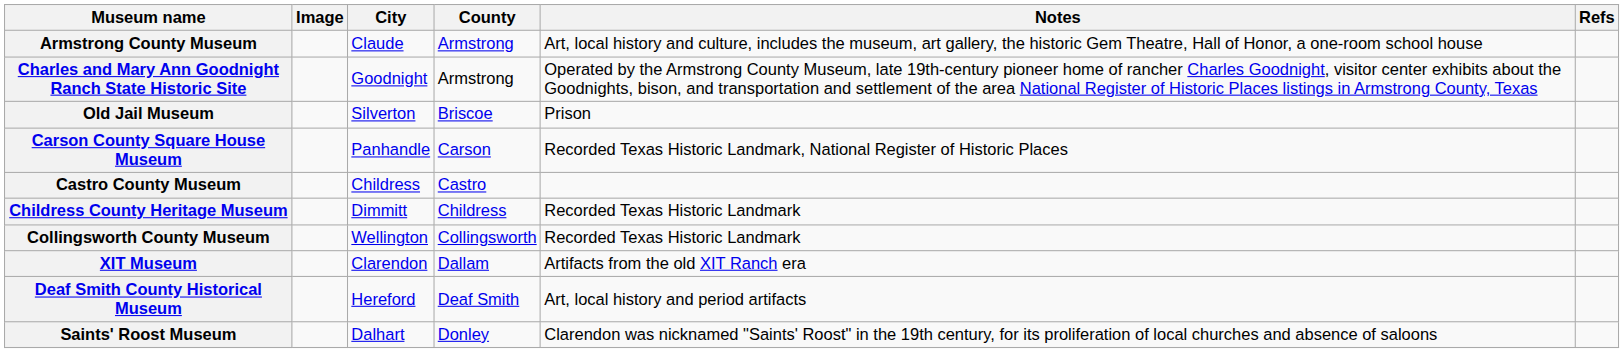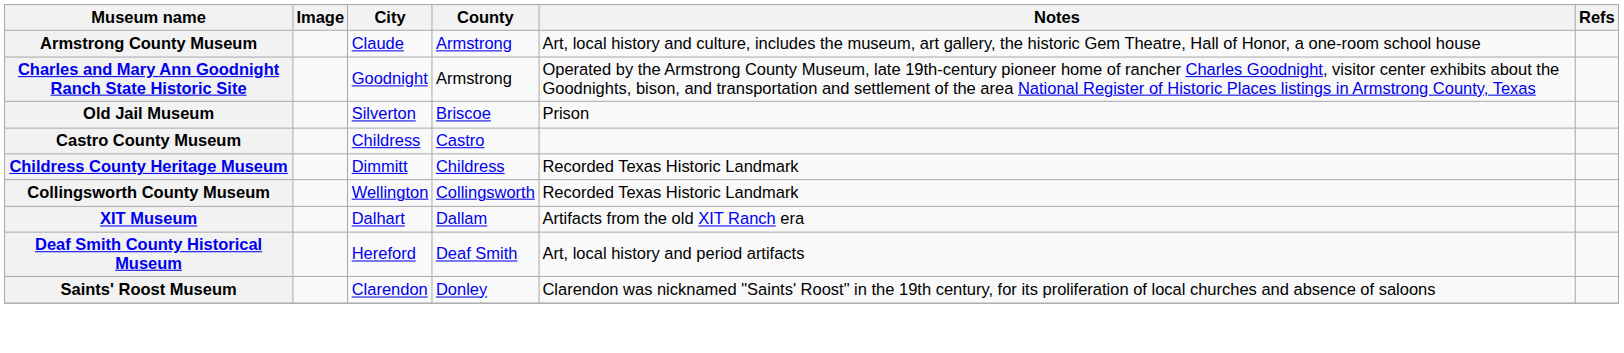- row: (148, 149)
(389, 263) Clarendon -> (378, 219) Dalhart
(378, 334) Dalhart -> (390, 289) Clarendon
